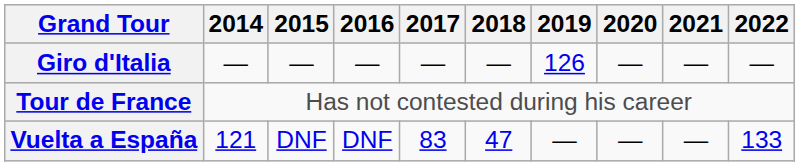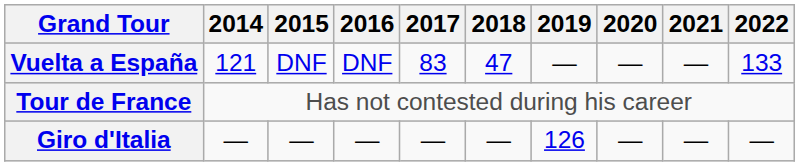rows swapped: (104, 62) <-> (104, 140)
